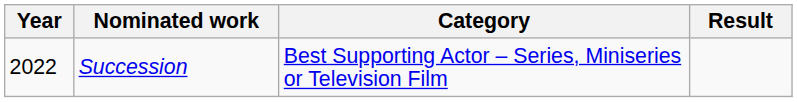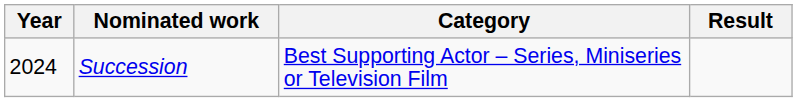(33, 67) 2022 -> (33, 67) 2024
